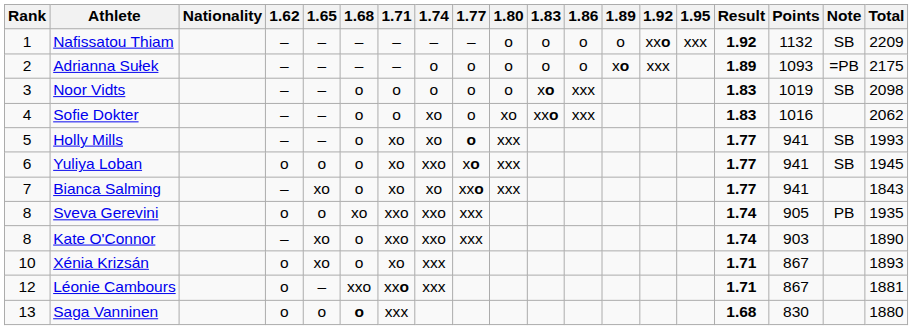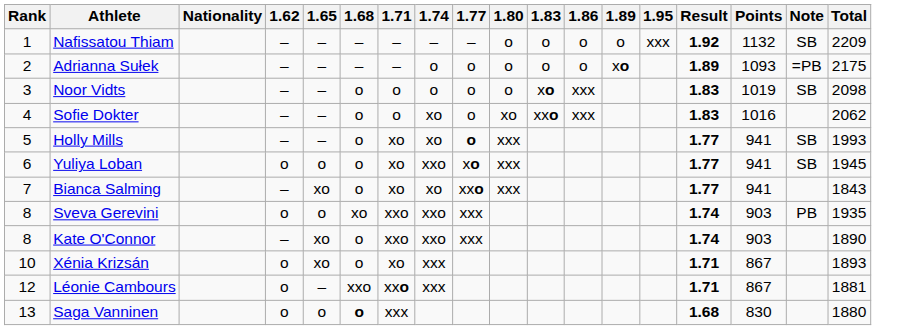- column: (658, 16)
(796, 213) 905 -> (759, 213) 903
